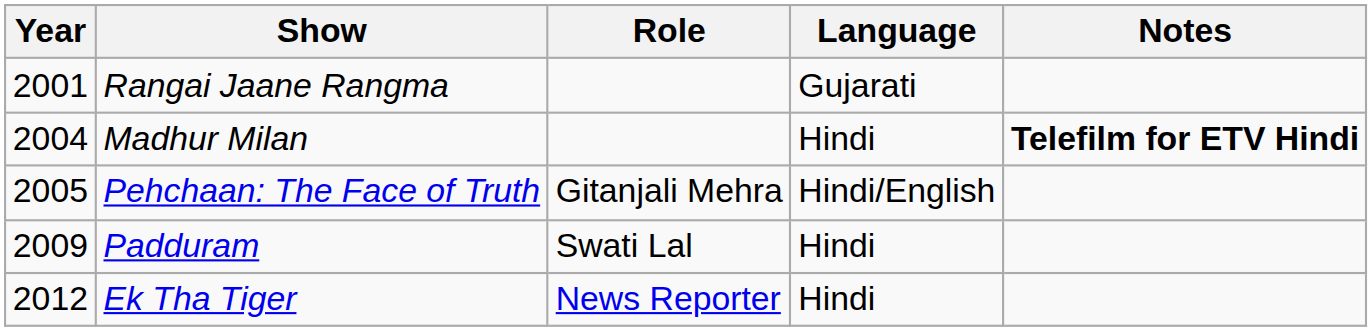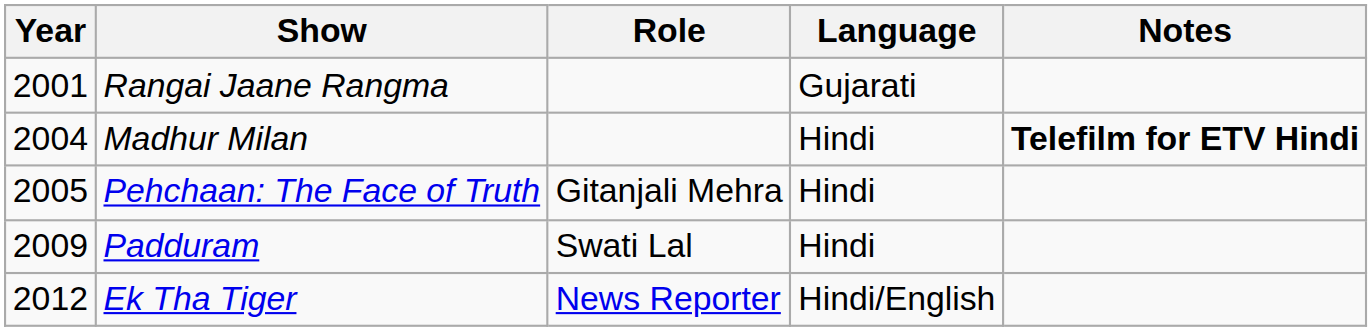(897, 191) Hindi/English -> (837, 191) Hindi
(837, 298) Hindi -> (897, 298) Hindi/English
